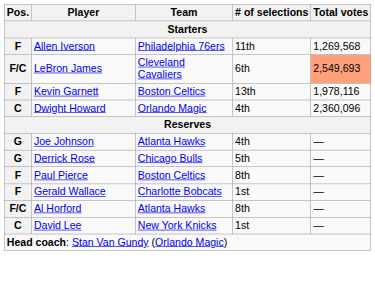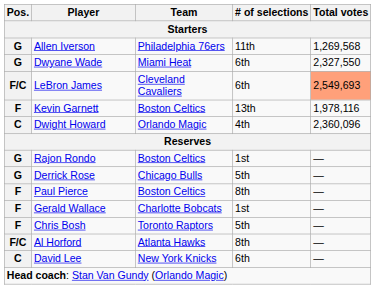(18, 46) F -> (18, 46) G
+ row: (68, 63)
- row: (64, 141)
+ row: (65, 158)
+ row: (60, 225)
(242, 225) 1st -> (242, 259) 6th
